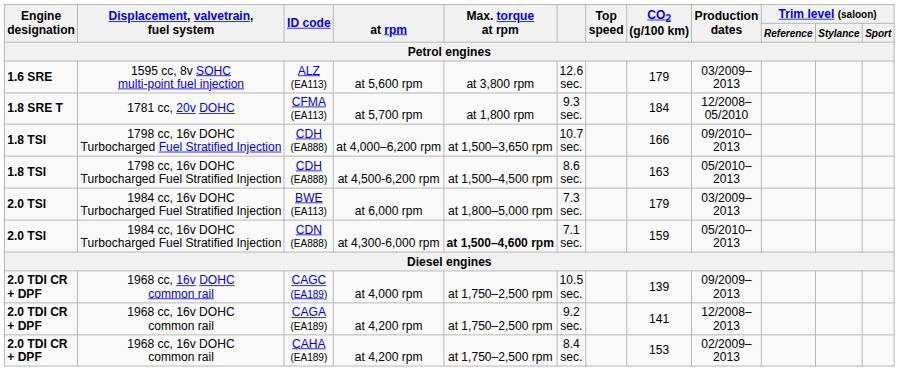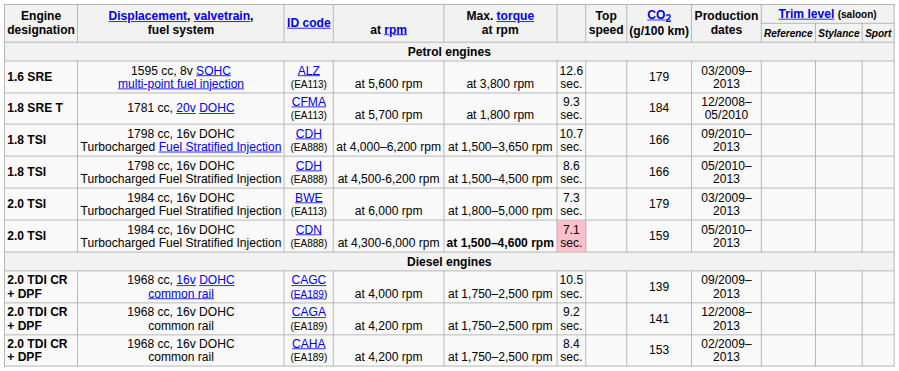(659, 172) 163 -> (659, 172) 166
(571, 236) no background -> (571, 236) pink background
